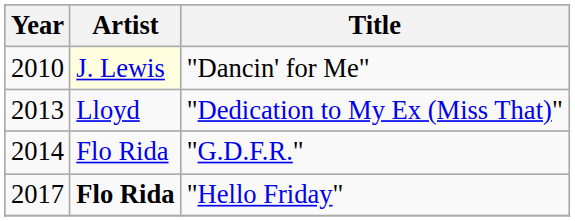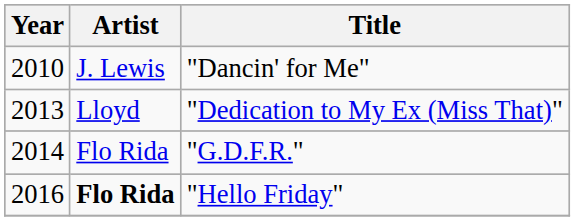(121, 67) lightyellow background -> (121, 67) no background
(38, 194) 2017 -> (38, 194) 2016
